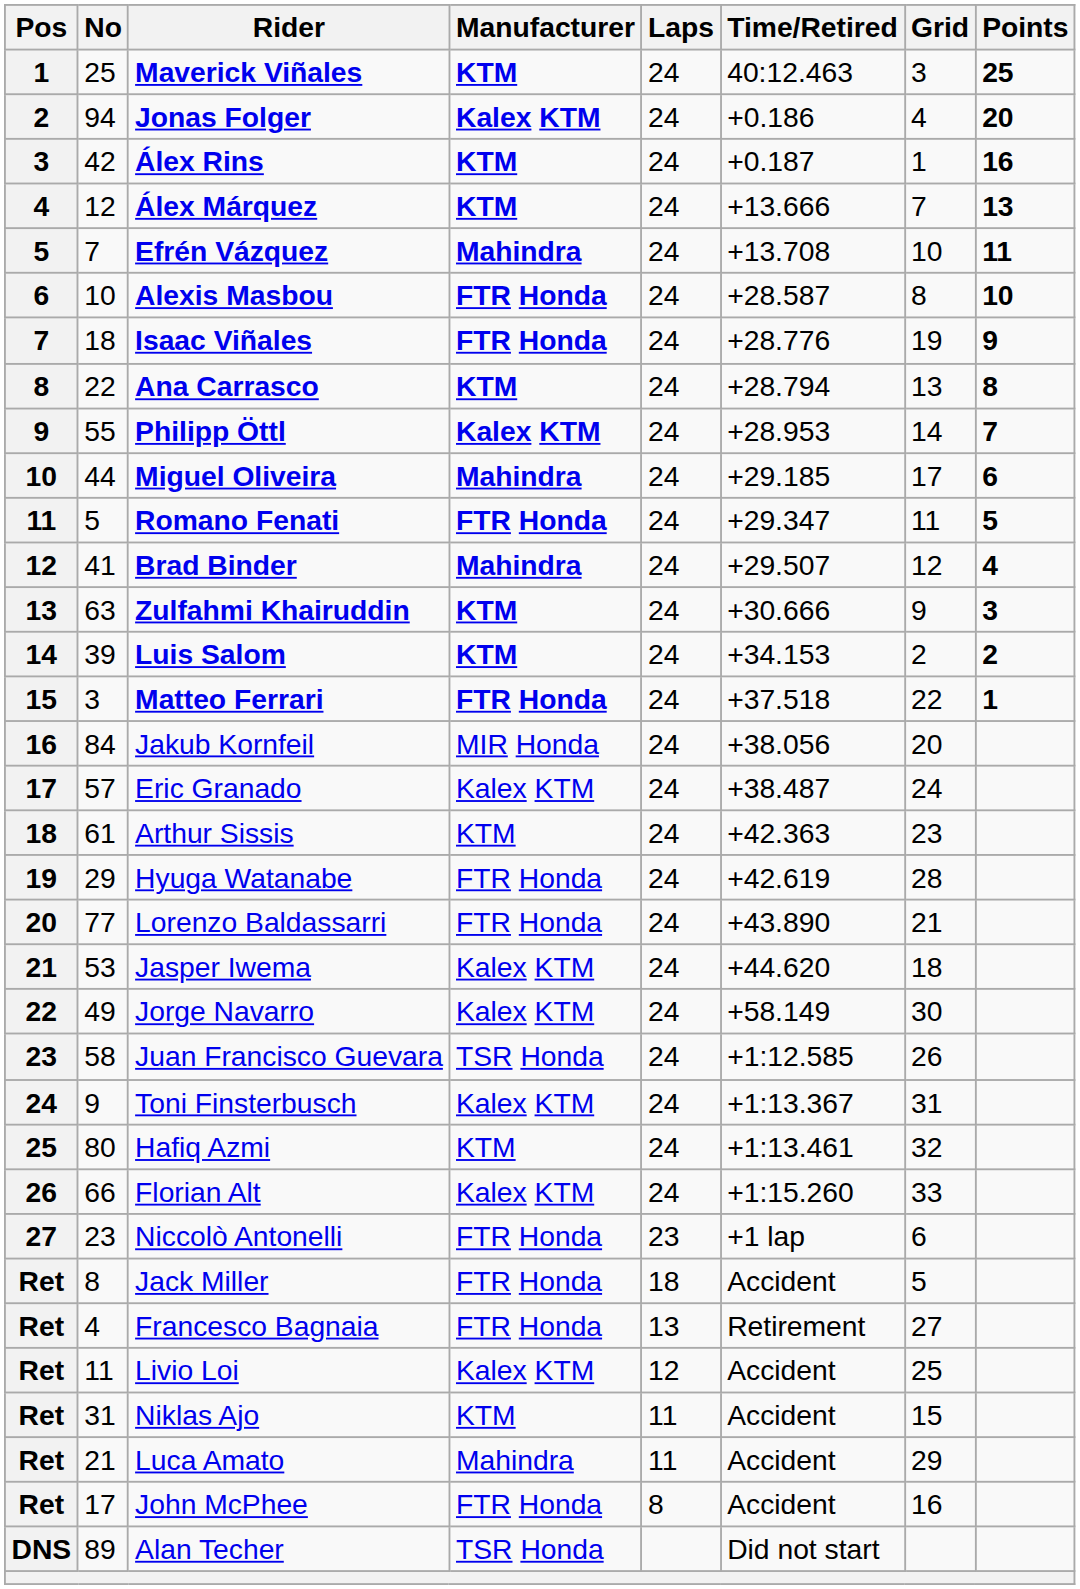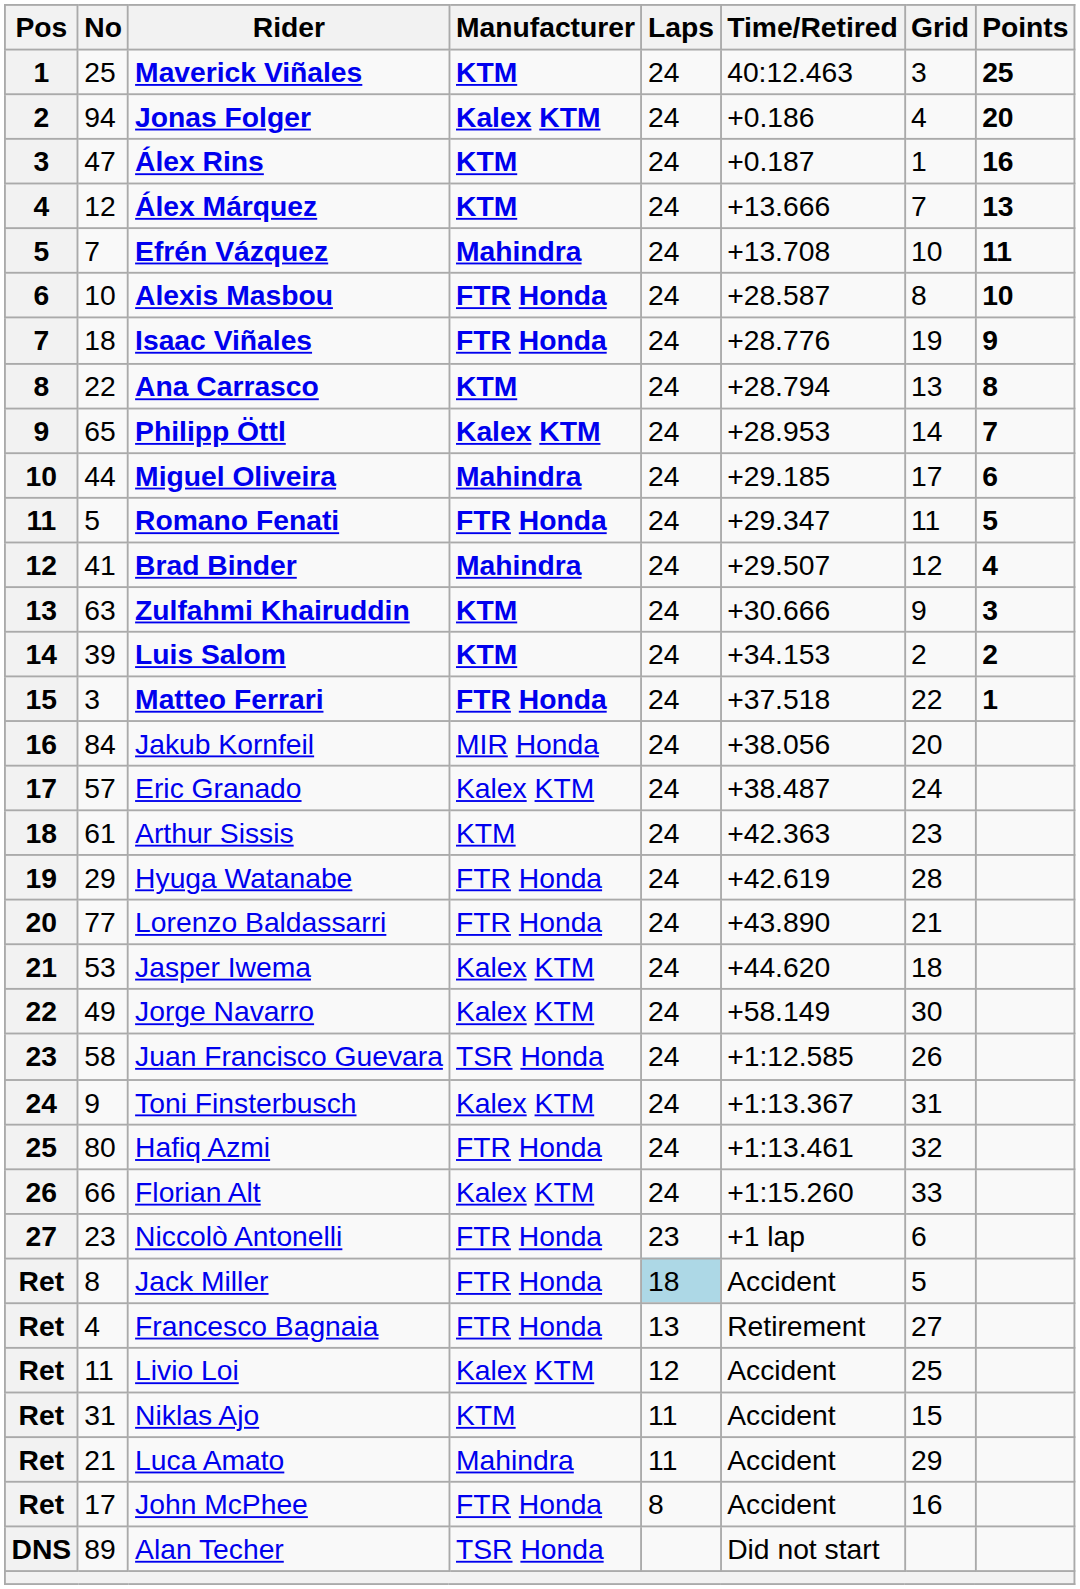(100, 162) 42 -> (100, 162) 47
(100, 430) 55 -> (100, 430) 65
(486, 1146) KTM -> (529, 1146) FTR Honda
(664, 1281) no background -> (664, 1281) lightblue background
